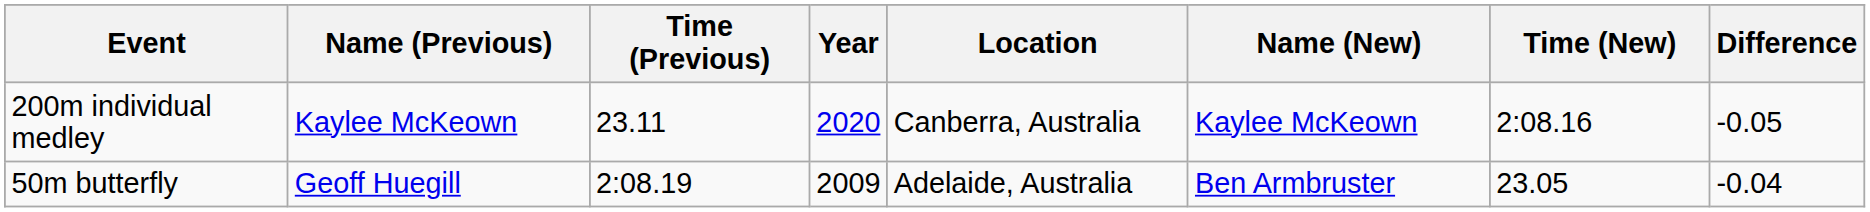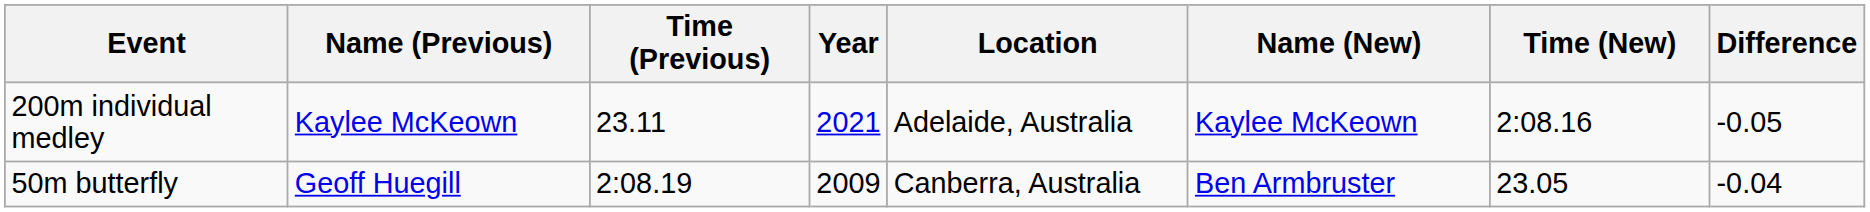(848, 121) 2020 -> (848, 121) 2021
(1017, 121) Canberra, Australia -> (1013, 121) Adelaide, Australia
(1013, 183) Adelaide, Australia -> (1017, 183) Canberra, Australia
